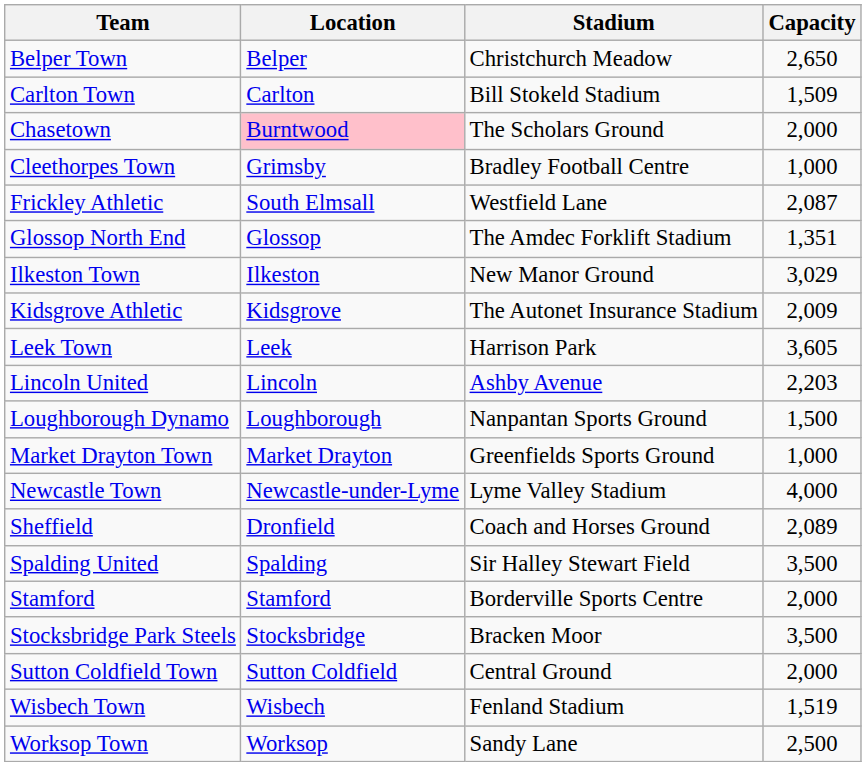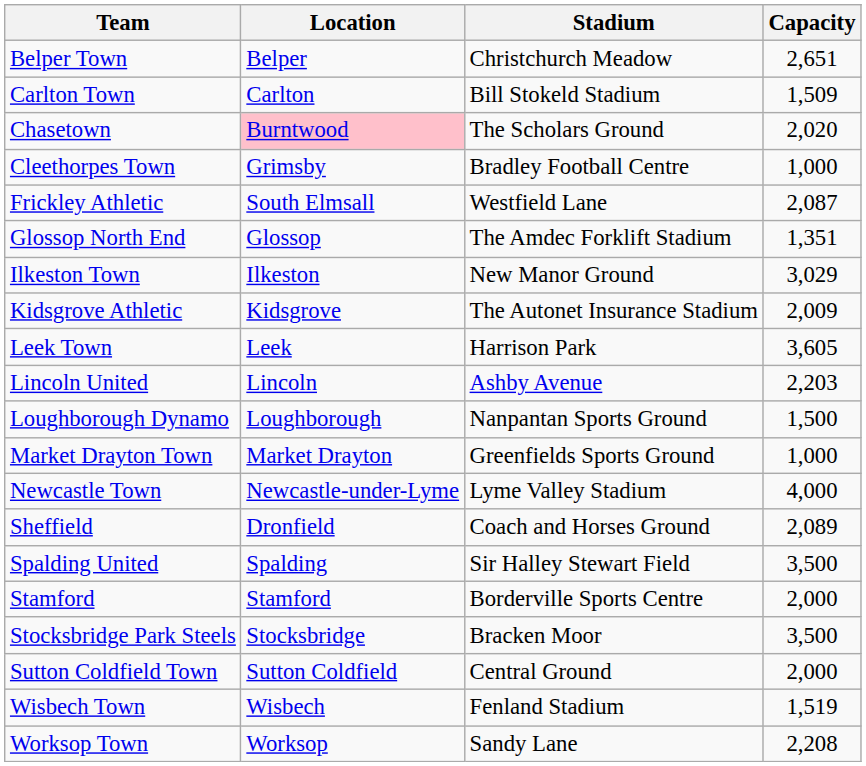(812, 58) 2,650 -> (812, 58) 2,651
(812, 130) 2,000 -> (812, 130) 2,020
(812, 743) 2,500 -> (812, 743) 2,208
